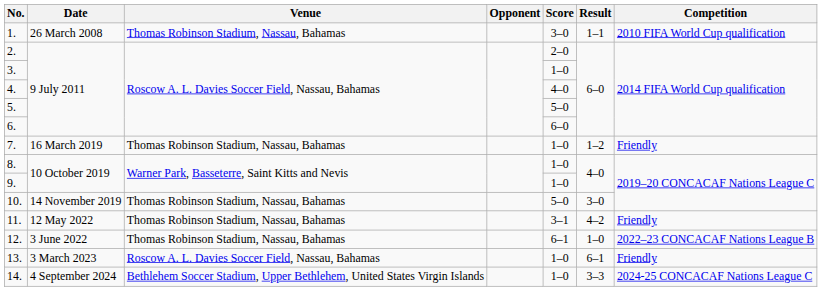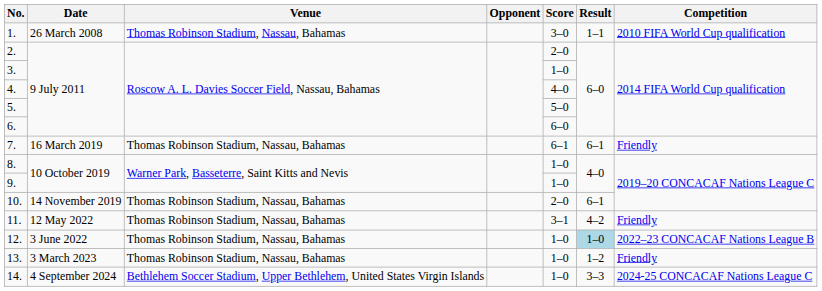(560, 145) 1–0 -> (560, 145) 6–1
(595, 145) 1–2 -> (595, 145) 6–1
(560, 201) 5–0 -> (560, 201) 2–0
(595, 201) 3–0 -> (595, 201) 6–1
(560, 239) 6–1 -> (560, 239) 1–0
(595, 239) no background -> (595, 239) lightblue background
(253, 257) Roscow A. L. Davies Soccer Field, Nassau, Bahamas -> (236, 257) Thomas Robinson Stadium, Nassau, Bahamas
(595, 257) 6–1 -> (595, 257) 1–2
